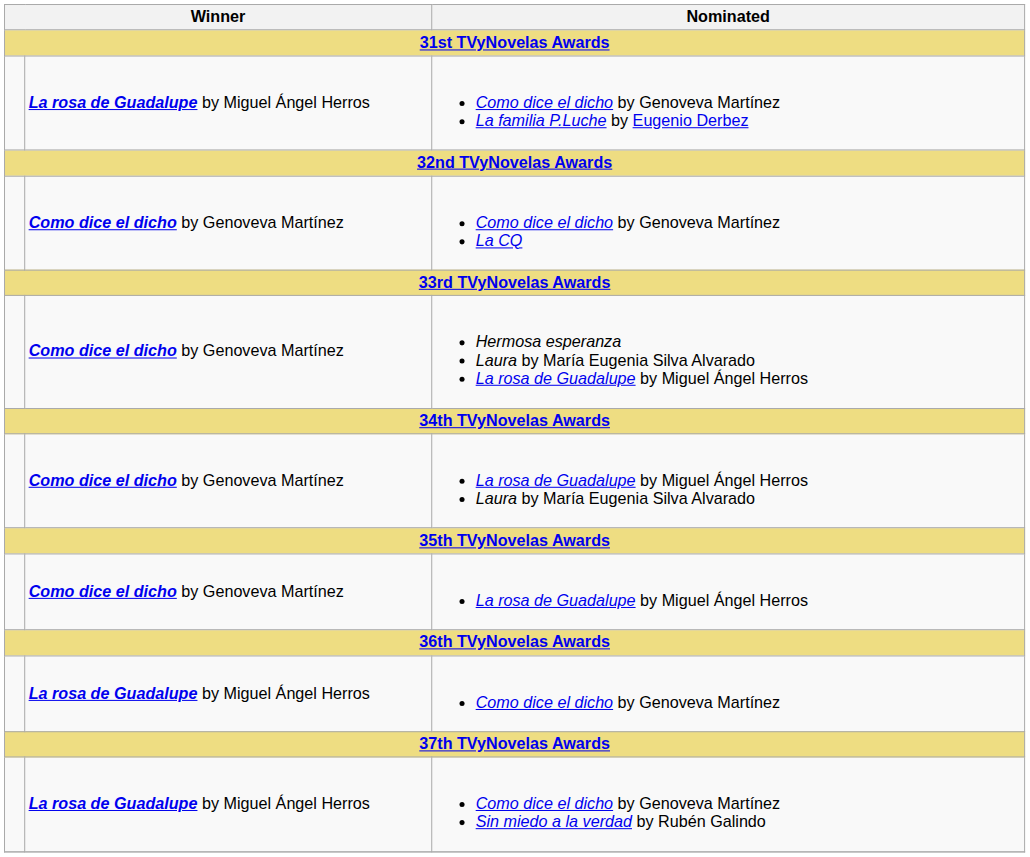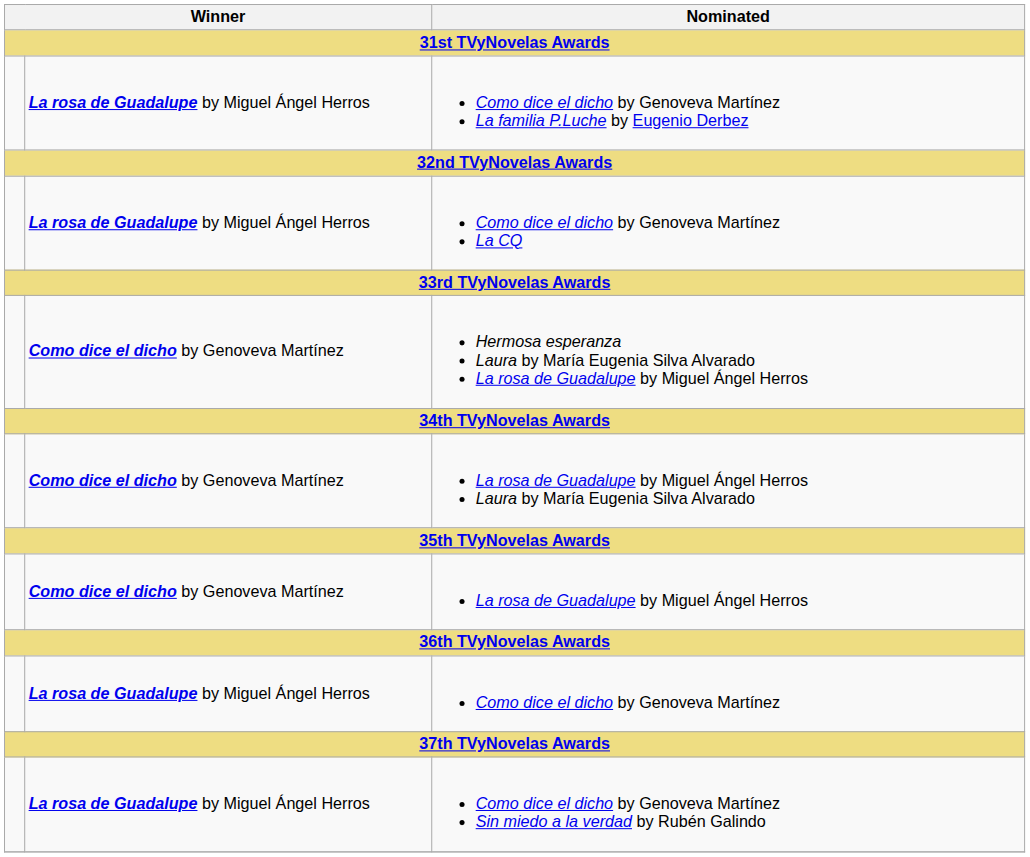(186, 222) Como dice el dicho by Genoveva Martínez -> (199, 222) La rosa de Guadalupe by Miguel Ángel Herros
